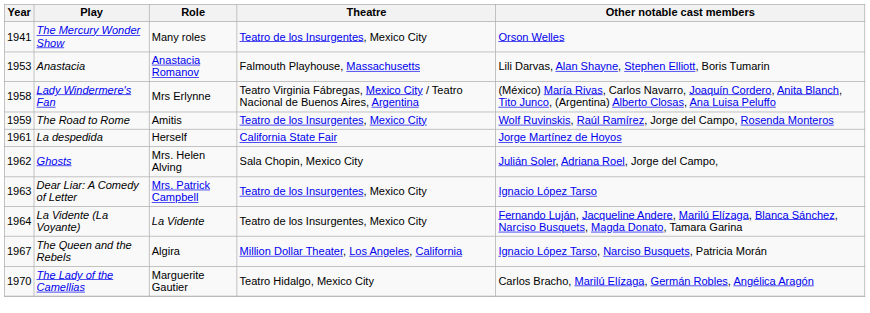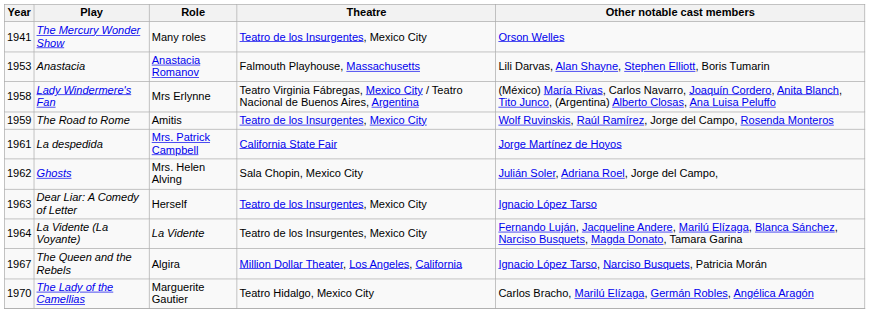(169, 138) Herself -> (181, 144) Mrs. Patrick Campbell
(181, 191) Mrs. Patrick Campbell -> (169, 204) Herself
